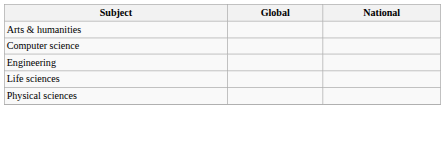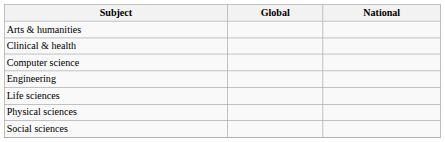+ row: (41, 46)
+ row: (37, 129)
